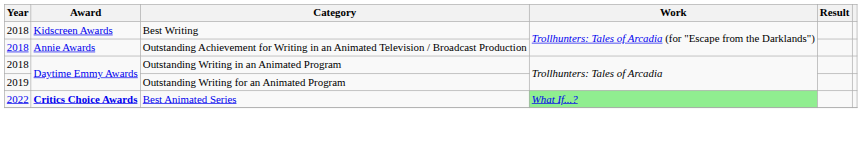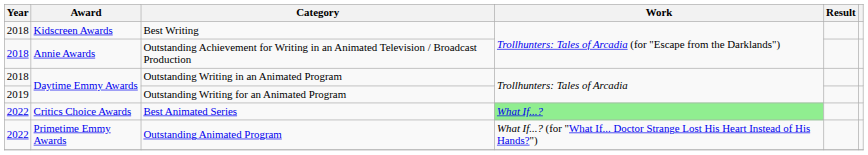(85, 99) bold -> (82, 111) normal
+ row: (213, 135)
